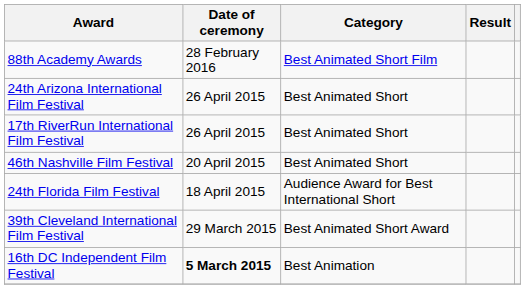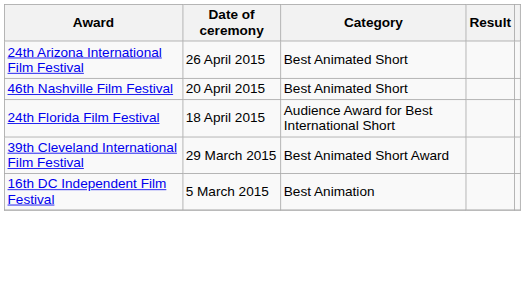- row: (75, 59)
- row: (90, 133)
(228, 265) bold -> (227, 191) normal
